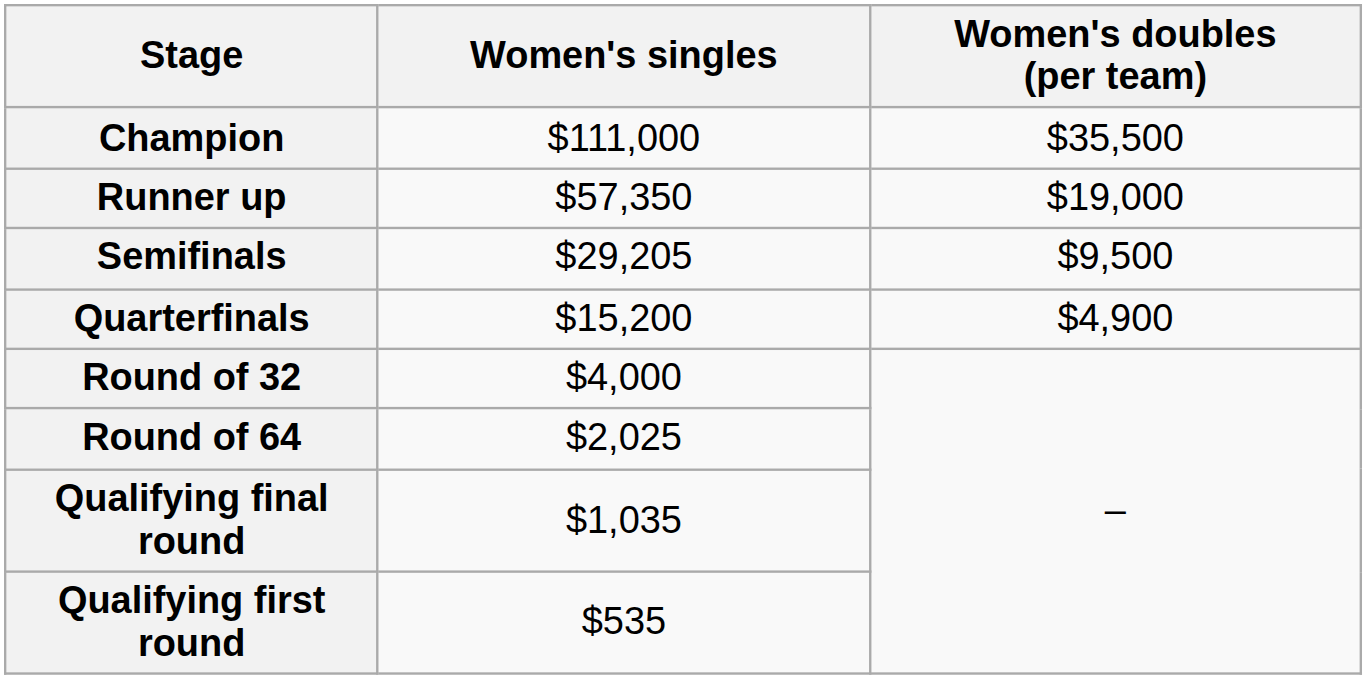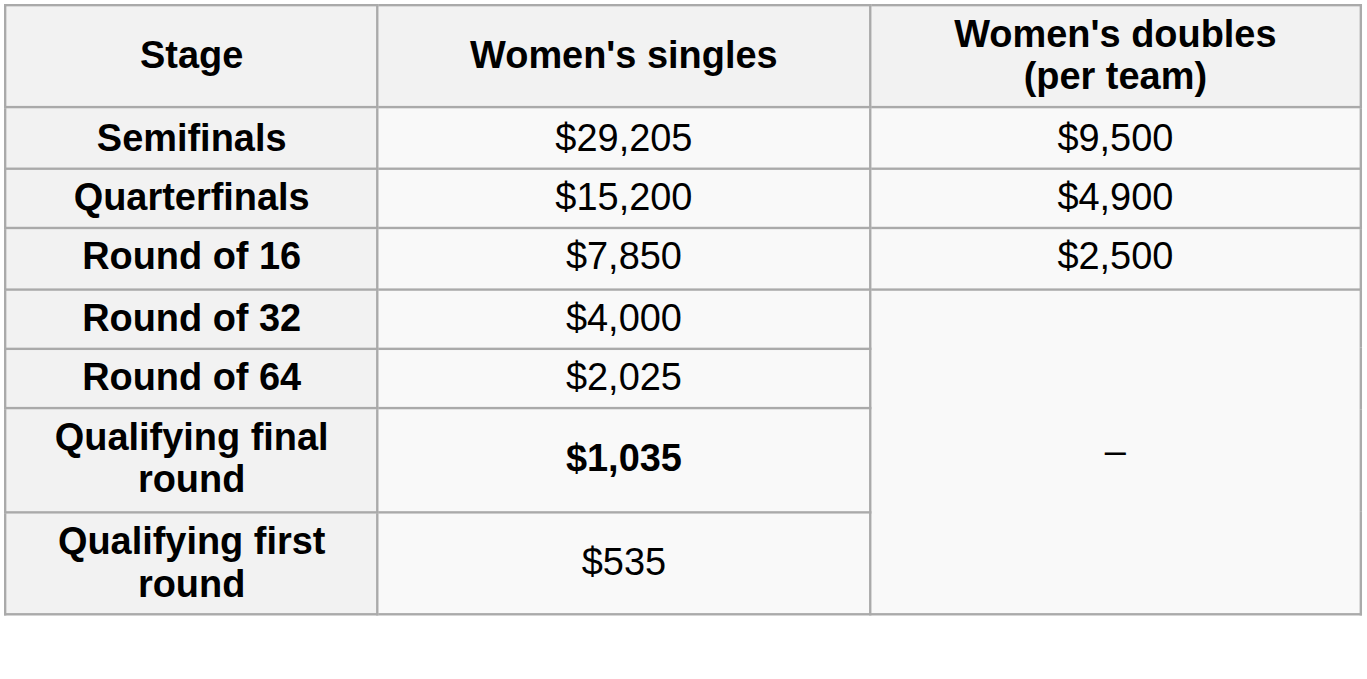- row: (192, 137)
- row: (192, 197)
+ row: (192, 257)
(624, 519) normal -> (624, 459) bold
